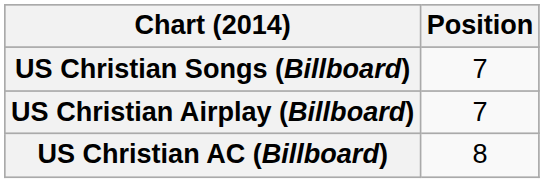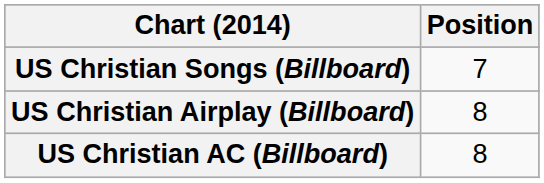(480, 111) 7 -> (480, 111) 8
